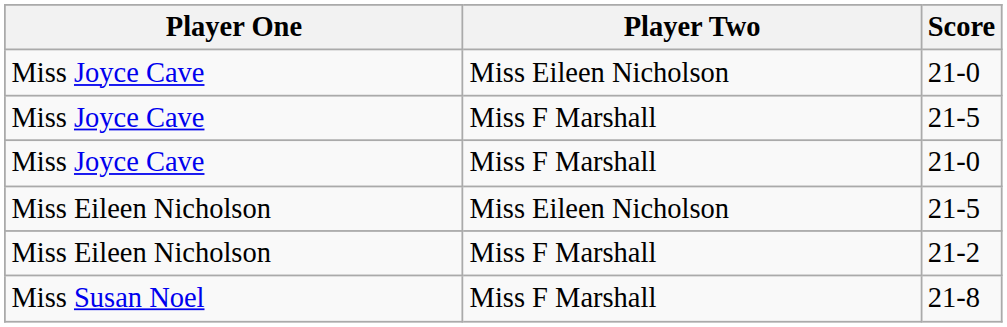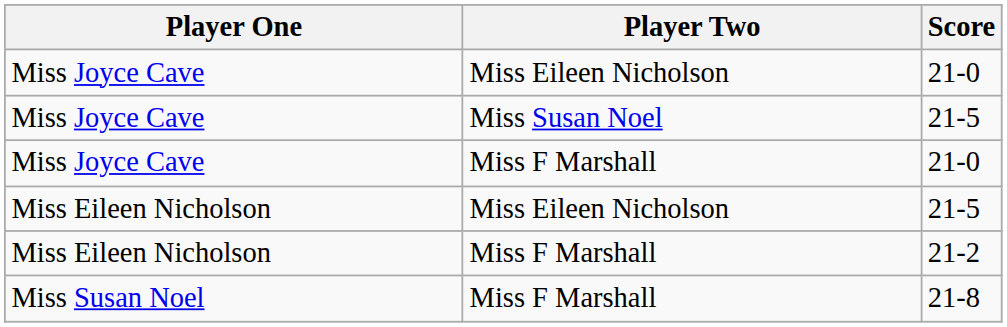(563, 117) Miss F Marshall -> (566, 117) Miss Susan Noel
